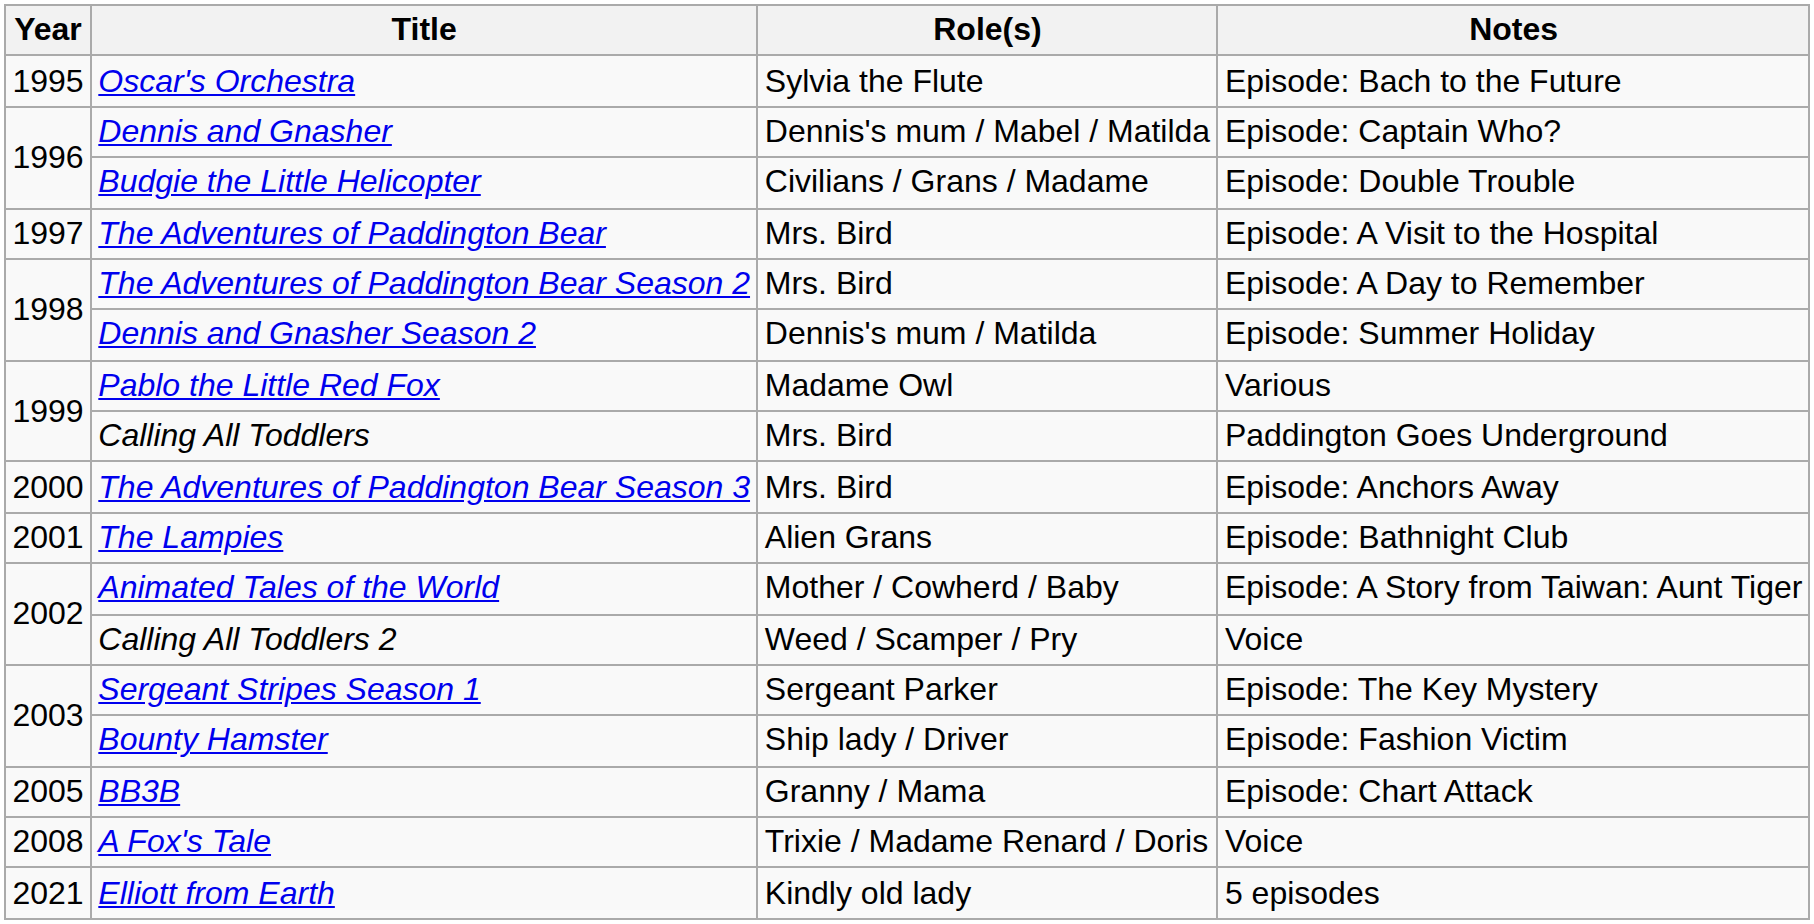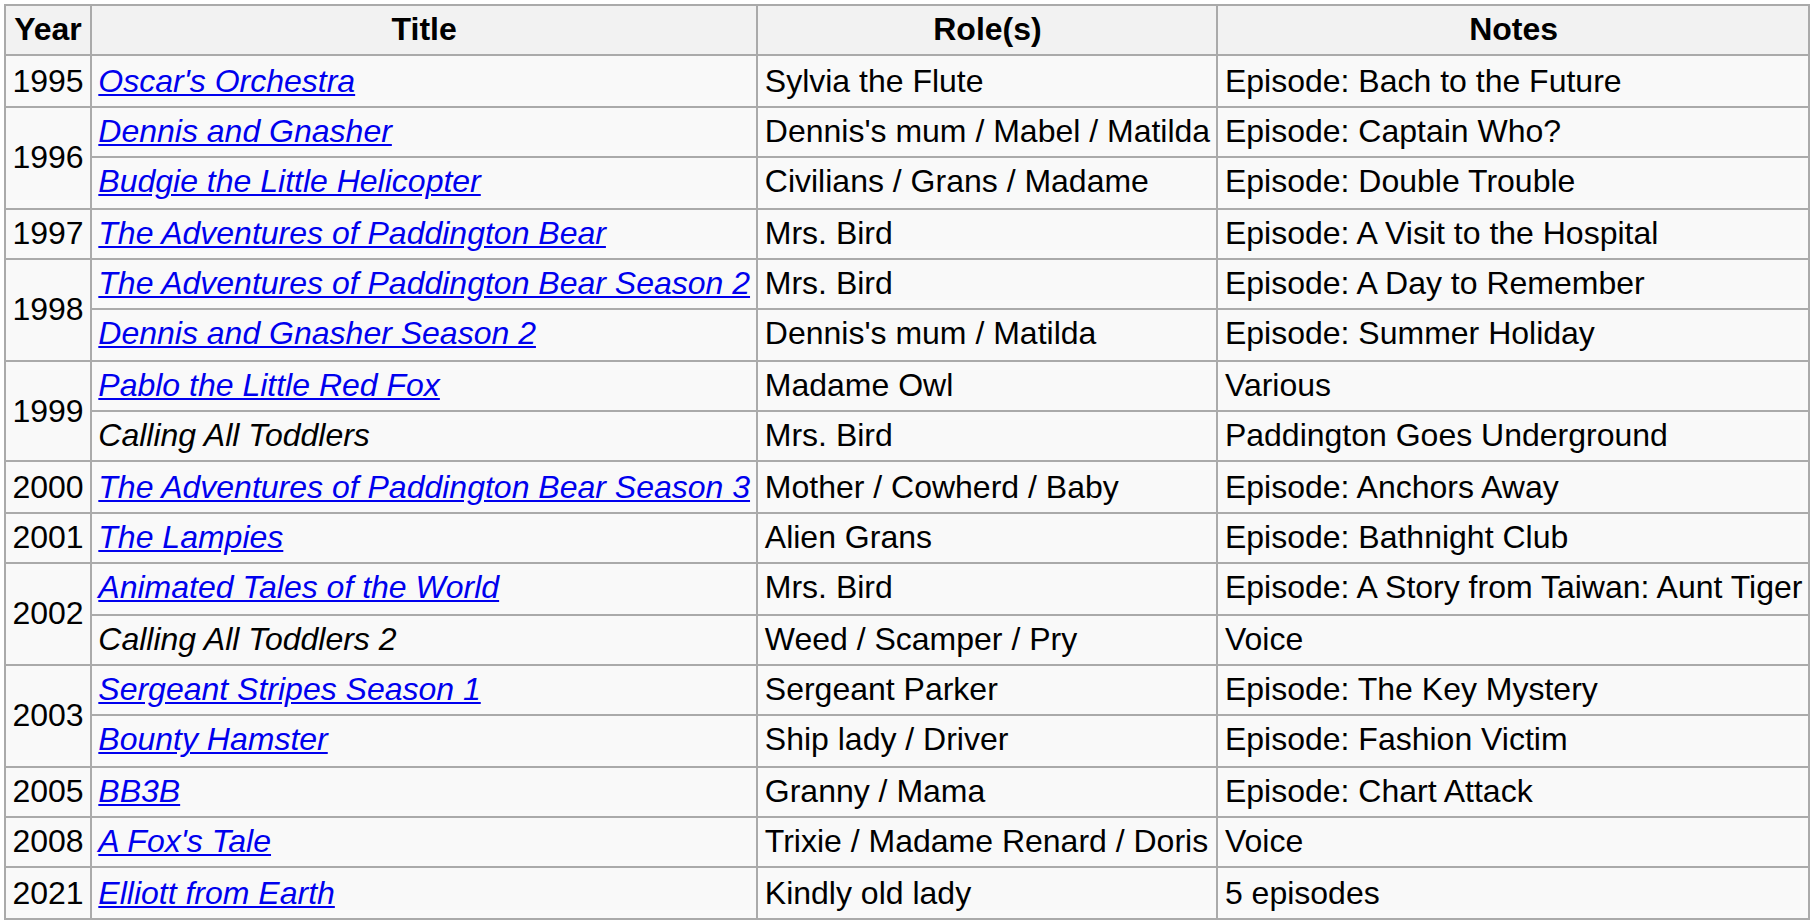(829, 486) Mrs. Bird -> (942, 486) Mother / Cowherd / Baby
(942, 588) Mother / Cowherd / Baby -> (829, 588) Mrs. Bird
